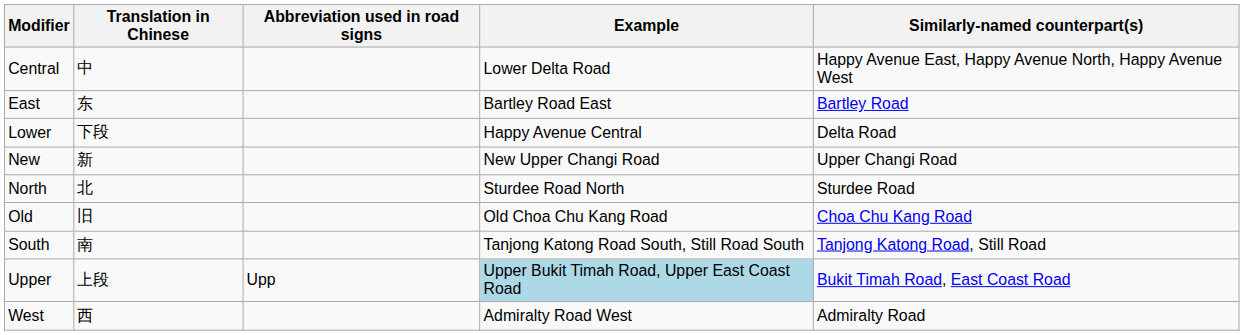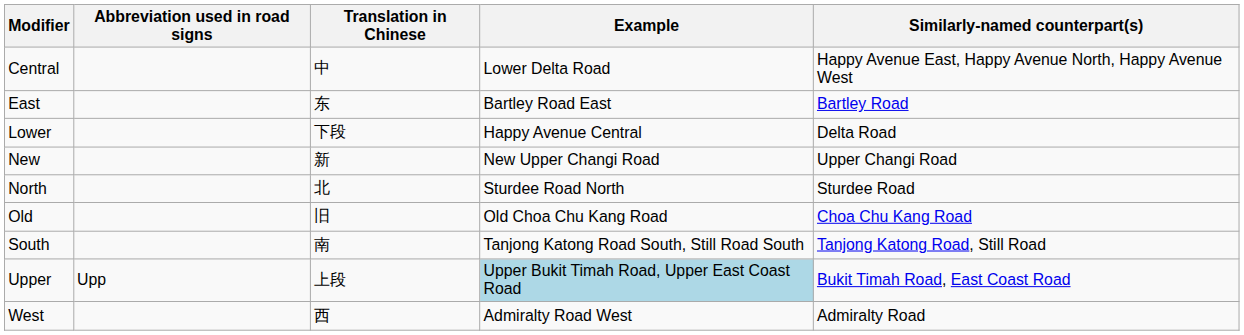columns swapped: (361, 25) <-> (158, 25)
